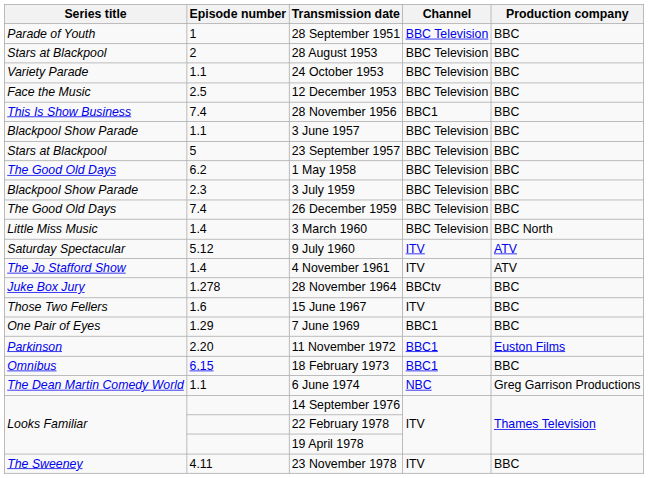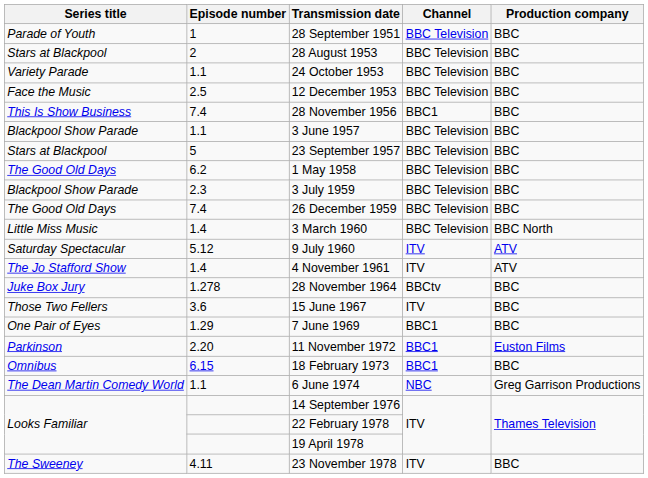(198, 307) 1.6 -> (198, 307) 3.6
